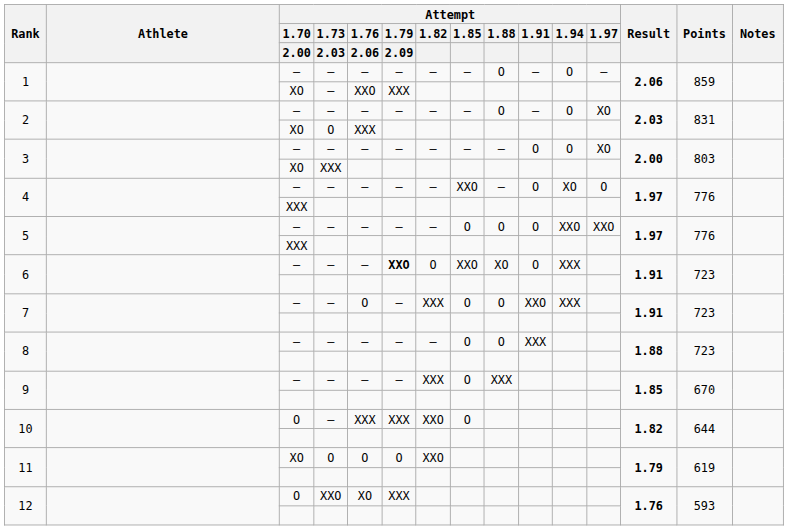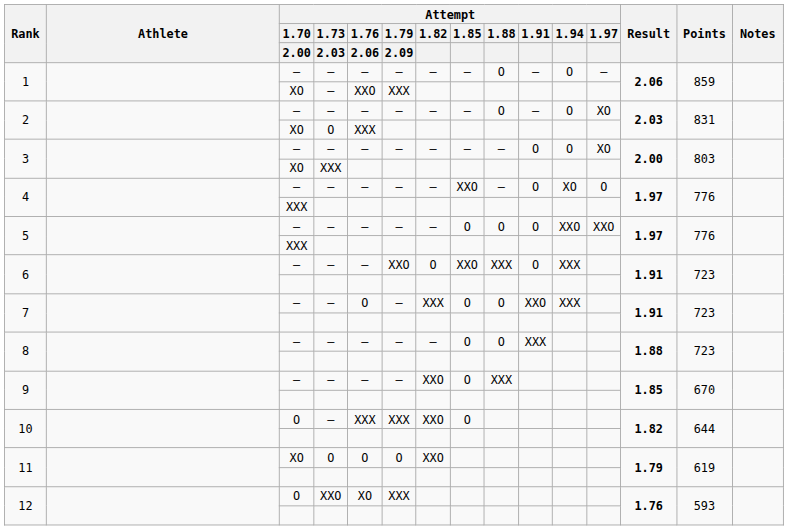(399, 265) bold -> (399, 265) normal
(501, 265) XO -> (501, 265) XXX
(433, 380) XXX -> (433, 380) XXO
